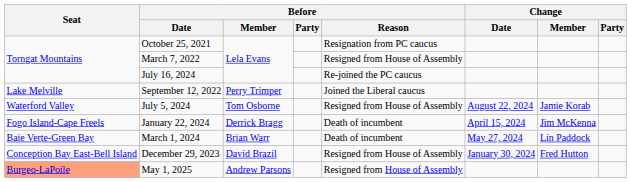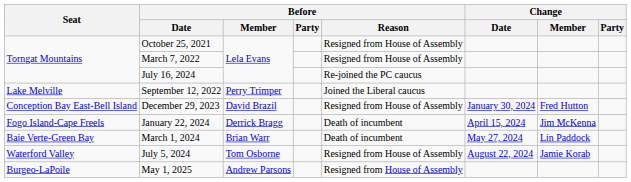(380, 43) Resignation from PC caucus -> (393, 43) Resigned from House of Assembly
rows swapped: (180, 153) <-> (166, 106)
(38, 169) lightsalmon background -> (38, 169) no background
